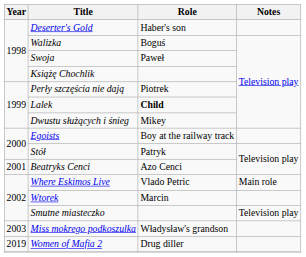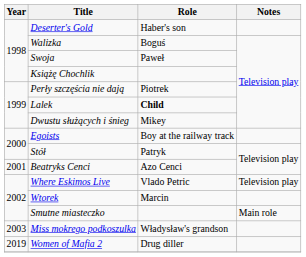(258, 182) Main role -> (269, 182) Television play
(269, 213) Television play -> (258, 213) Main role
